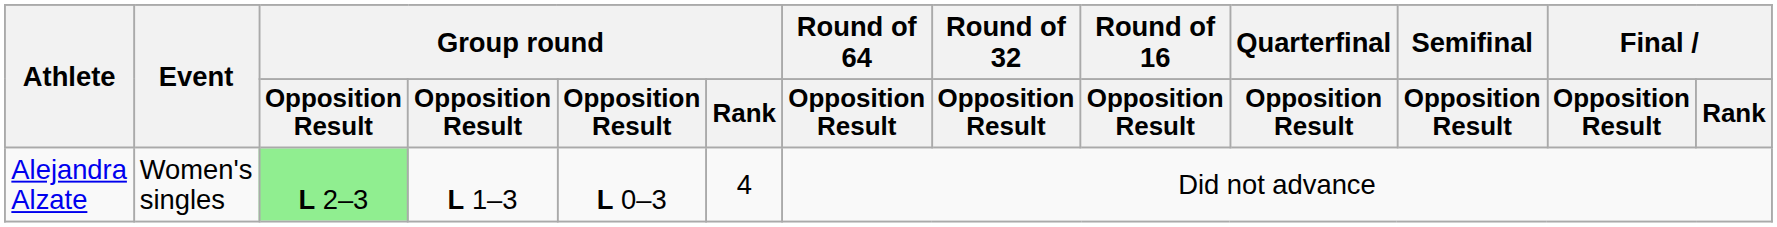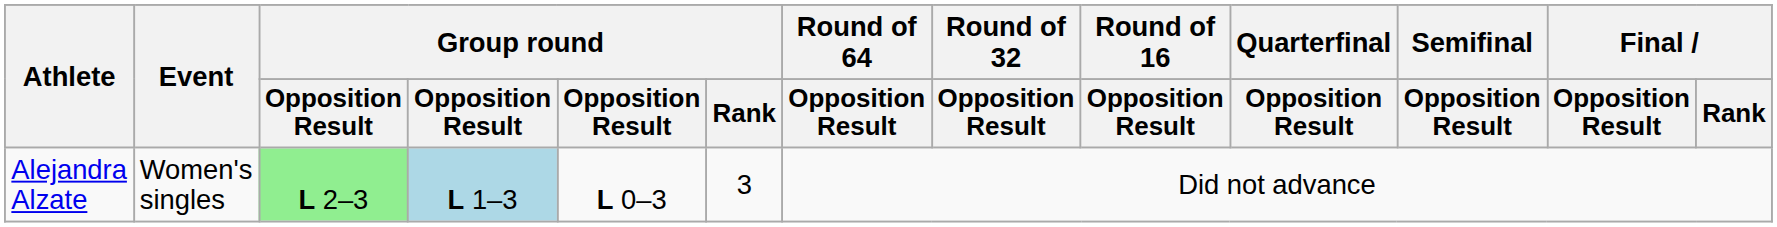(483, 200) no background -> (483, 200) lightblue background
(744, 185) 4 -> (744, 185) 3
